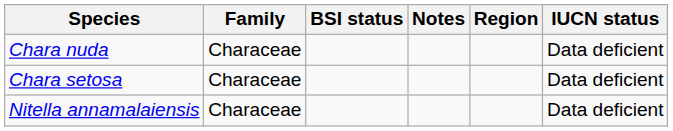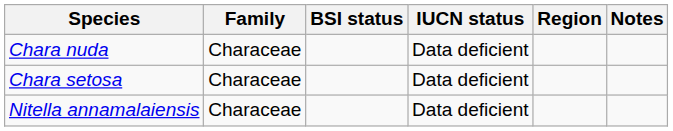columns swapped: (605, 19) <-> (439, 19)
